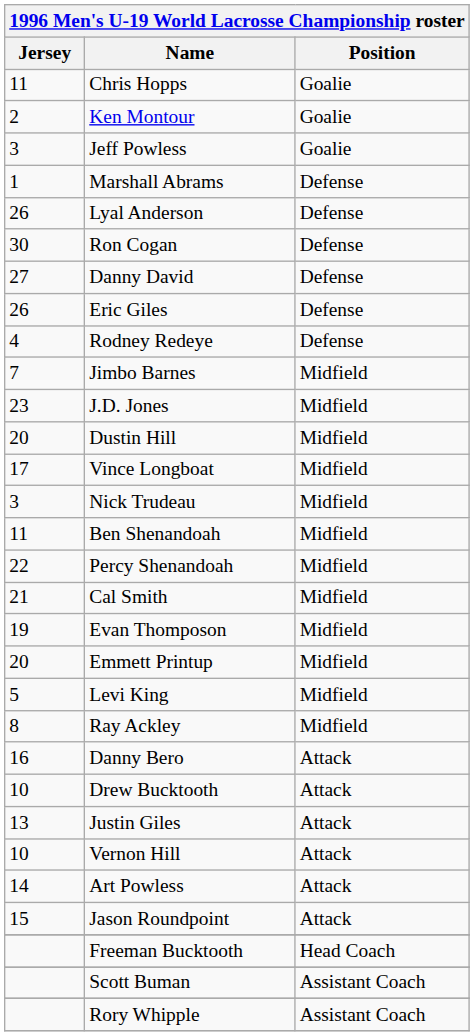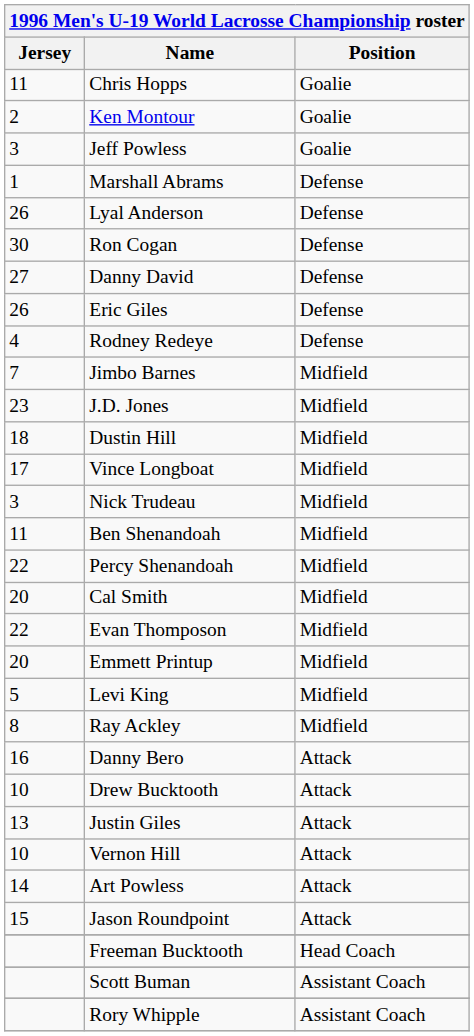(19, 437) 20 -> (19, 437) 18
(19, 598) 21 -> (19, 598) 20
(19, 630) 19 -> (19, 630) 22
